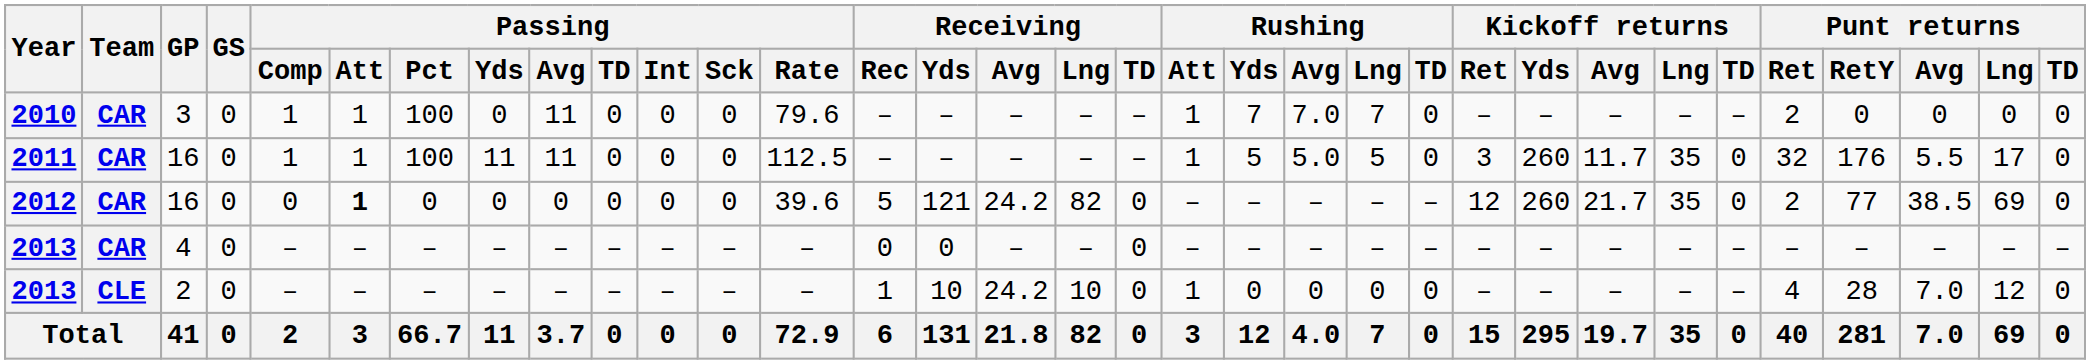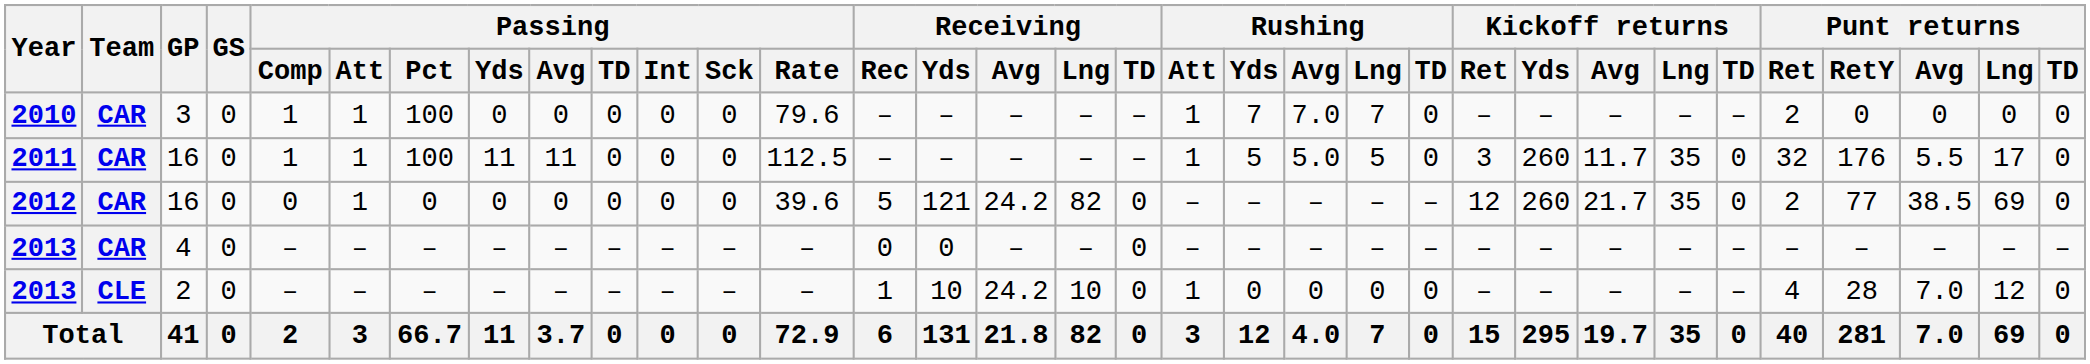(561, 115) 11 -> (561, 115) 0
(360, 203) bold -> (360, 203) normal
